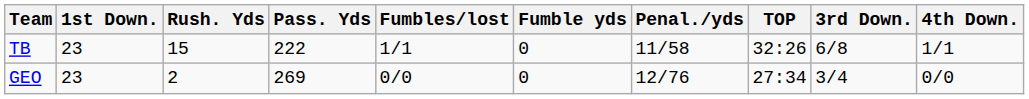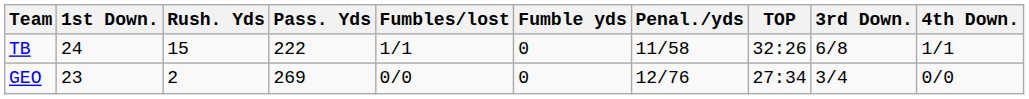(72, 49) 23 -> (72, 49) 24
